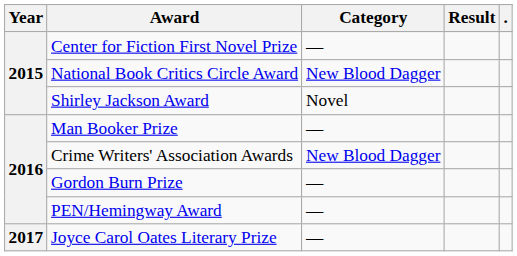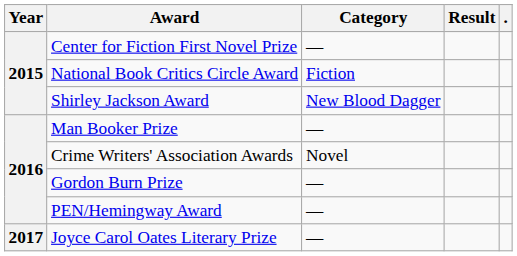(373, 73) New Blood Dagger -> (331, 73) Fiction
(327, 100) Novel -> (373, 100) New Blood Dagger
(373, 155) New Blood Dagger -> (327, 155) Novel
